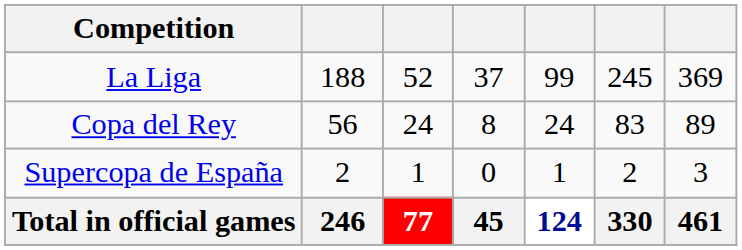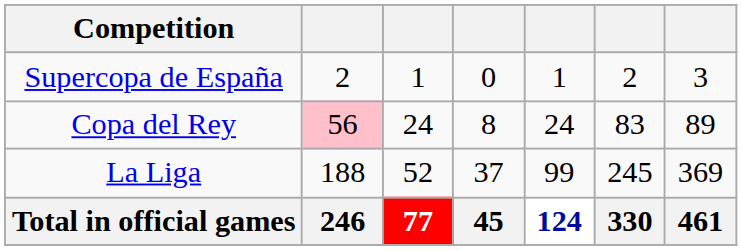rows swapped: (154, 76) <-> (154, 172)
(343, 124) no background -> (343, 124) pink background
